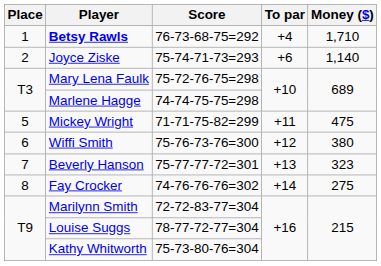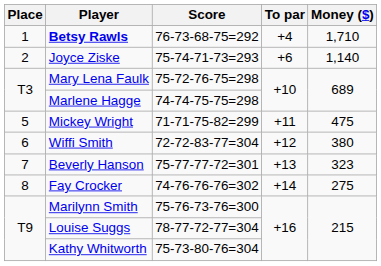(207, 143) 75-76-73-76=300 -> (207, 143) 72-72-83-77=304
(207, 206) 72-72-83-77=304 -> (207, 206) 75-76-73-76=300
